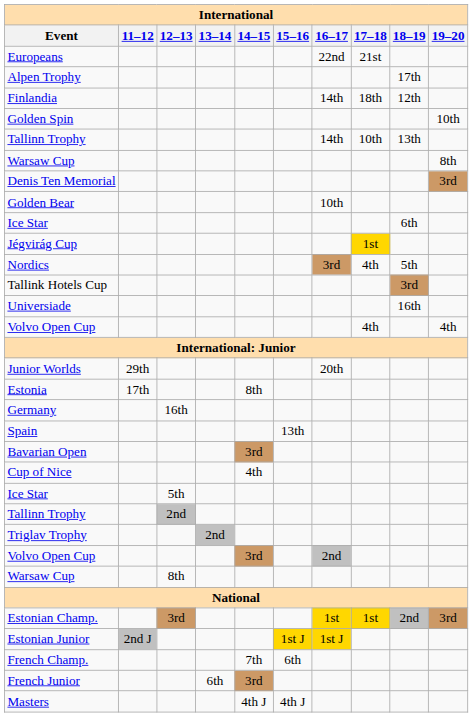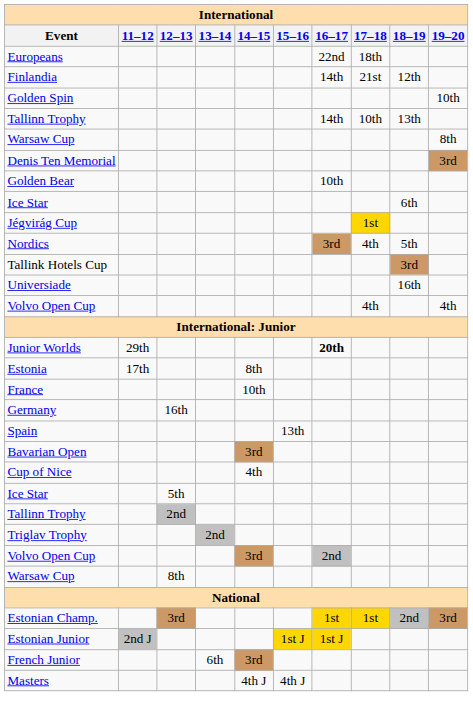(370, 56) 21st -> (370, 56) 18th
- row: (44, 77)
(370, 98) 18th -> (370, 77) 21st
(332, 368) normal -> (332, 347) bold
+ row: (25, 389)
- row: (48, 659)
